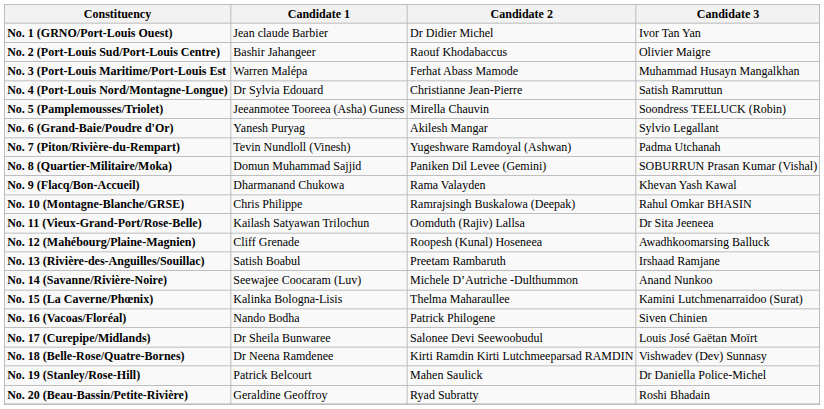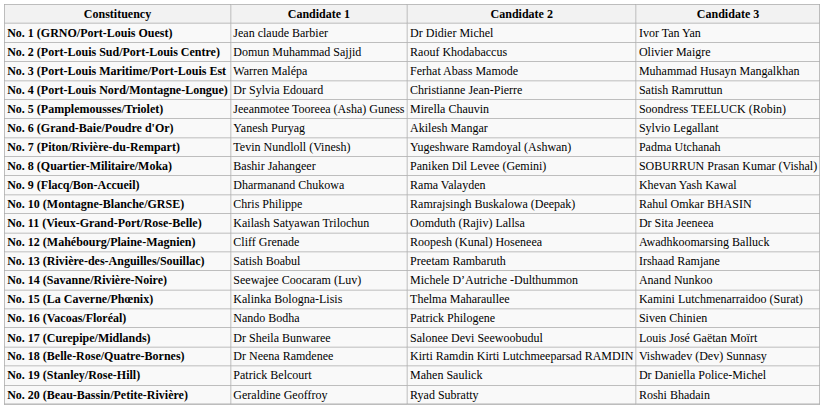(274, 52) Bashir Jahangeer -> (297, 52) Domun Muhammad Sajjid
(297, 166) Domun Muhammad Sajjid -> (274, 166) Bashir Jahangeer
